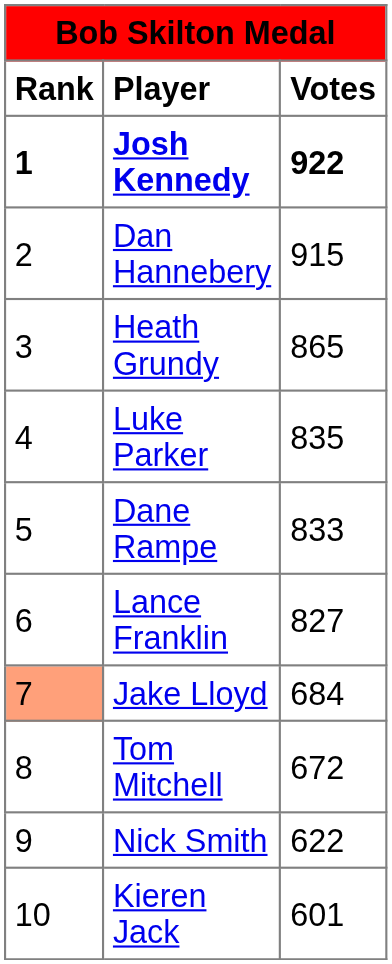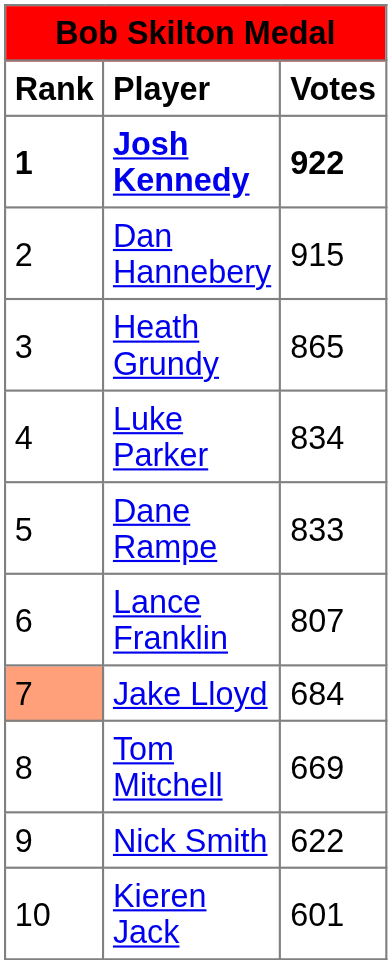(317, 436) 835 -> (317, 436) 834
(317, 620) 827 -> (317, 620) 807
(317, 767) 672 -> (317, 767) 669
